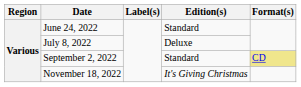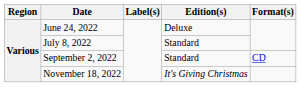(182, 27) Standard -> (178, 27) Deluxe
(178, 43) Deluxe -> (182, 43) Standard
(259, 58) khaki background -> (259, 58) no background
